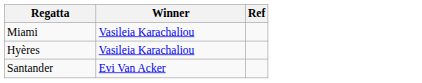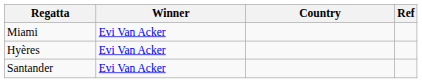+ column: (320, 13)
(147, 31) Vasileia Karachaliou -> (132, 31) Evi Van Acker
(147, 50) Vasileia Karachaliou -> (132, 50) Evi Van Acker
